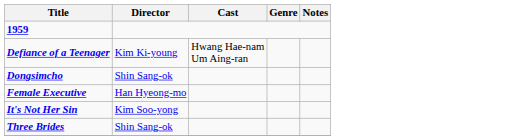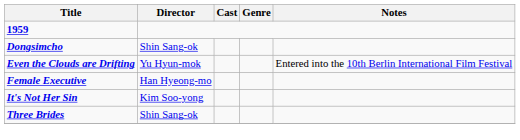- row: (58, 53)
+ row: (71, 64)
